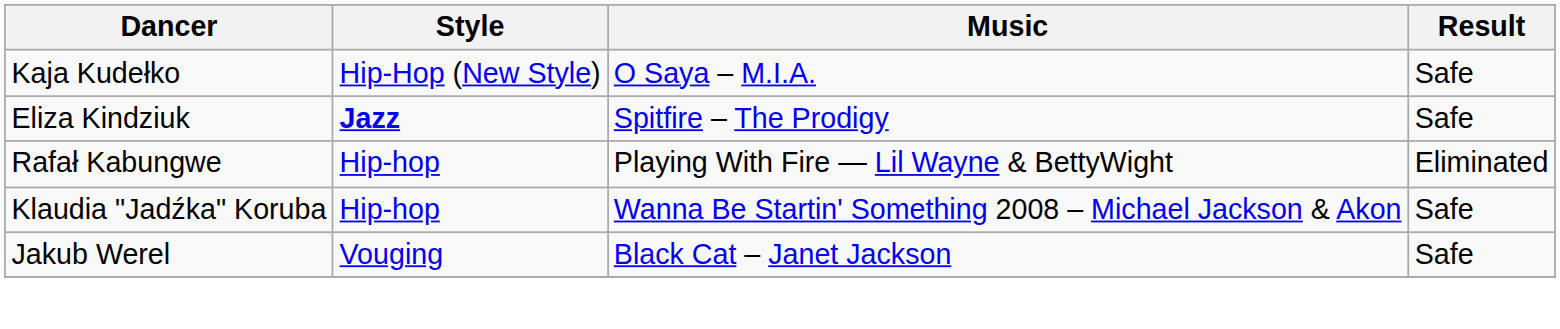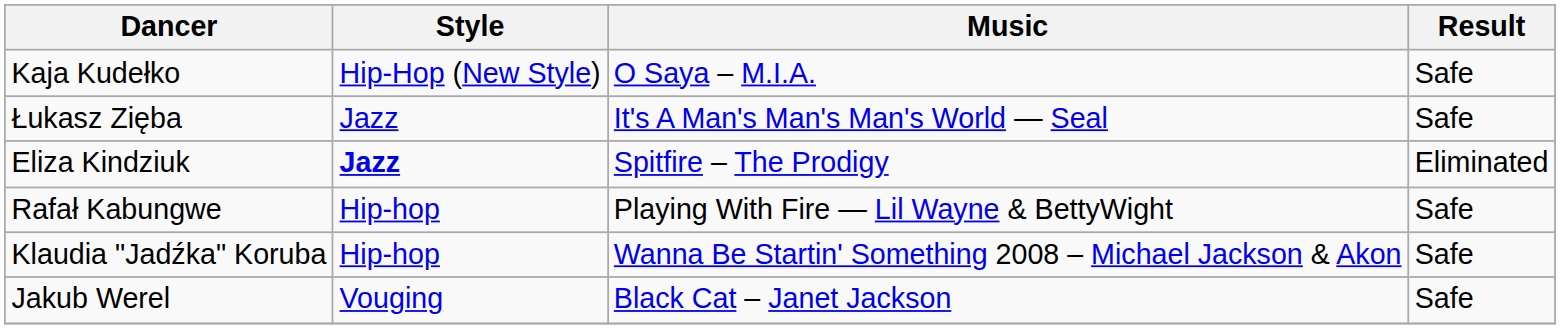+ row: (97, 118)
(1444, 118) Safe -> (1482, 163) Eliminated
(1482, 163) Eliminated -> (1444, 208) Safe
